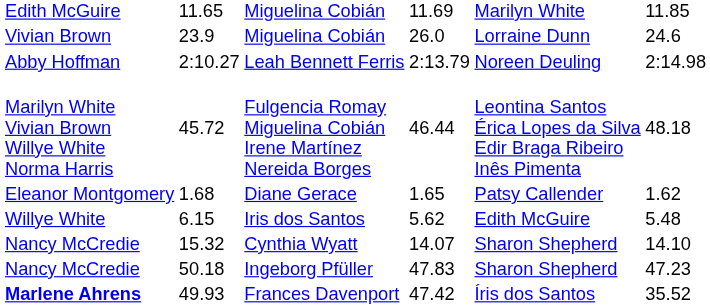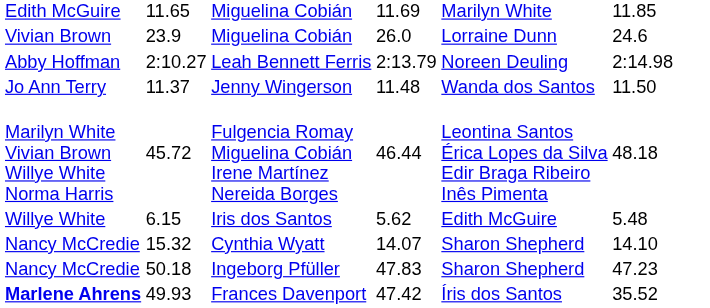+ row: (168, 86)
- row: (197, 194)
